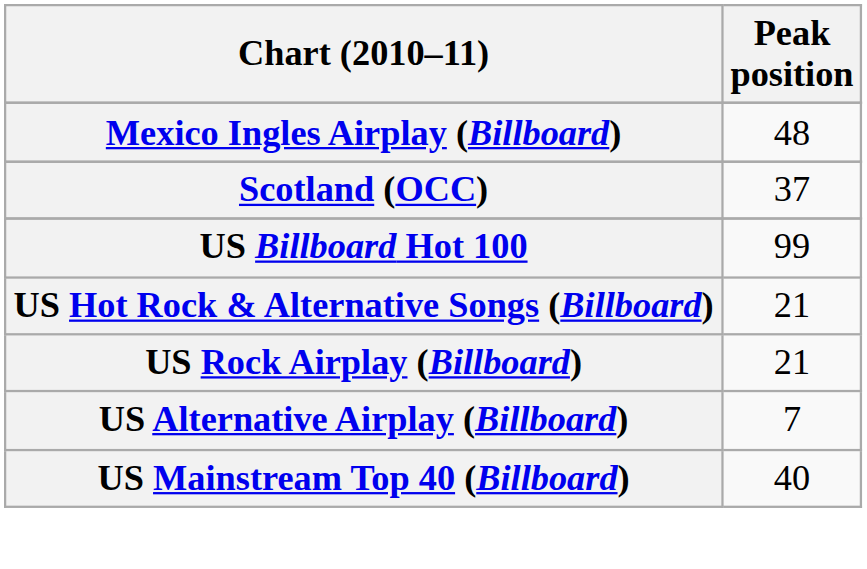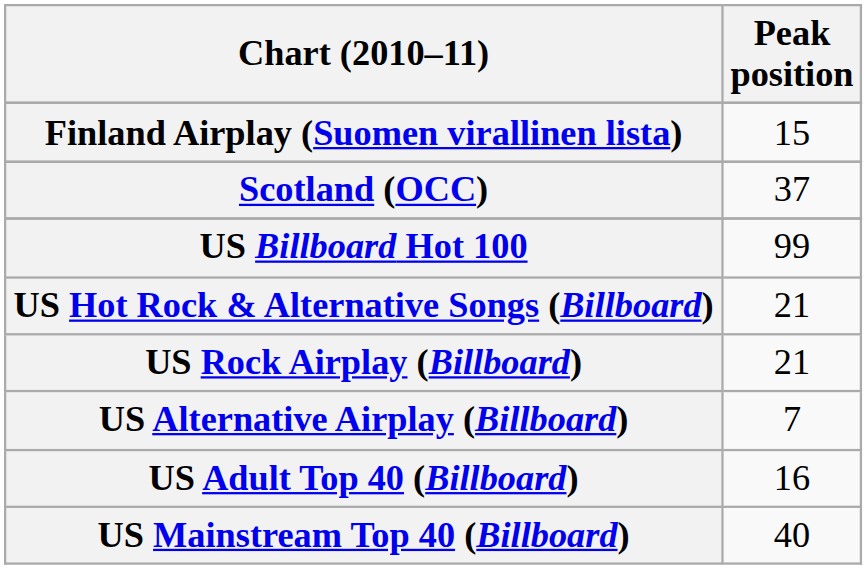+ row: (364, 131)
- row: (364, 131)
+ row: (364, 477)
